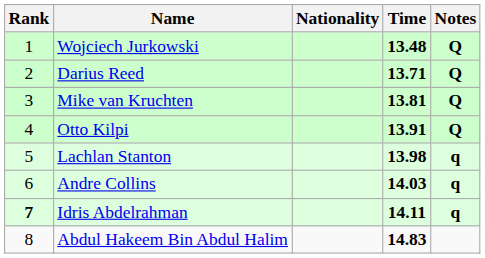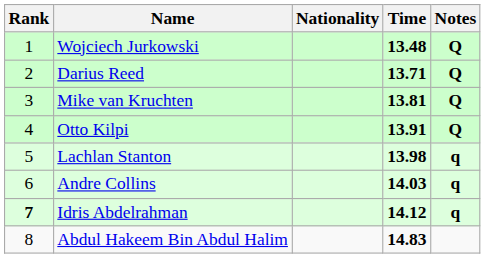(407, 211) 14.11 -> (407, 211) 14.12
